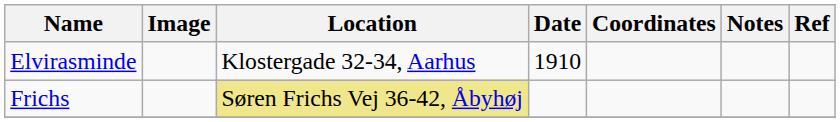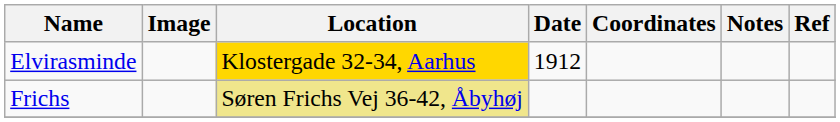(348, 60) no background -> (348, 60) gold background
(557, 60) 1910 -> (557, 60) 1912
